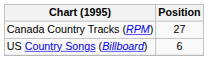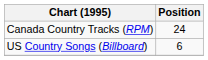(179, 30) 27 -> (179, 30) 24
